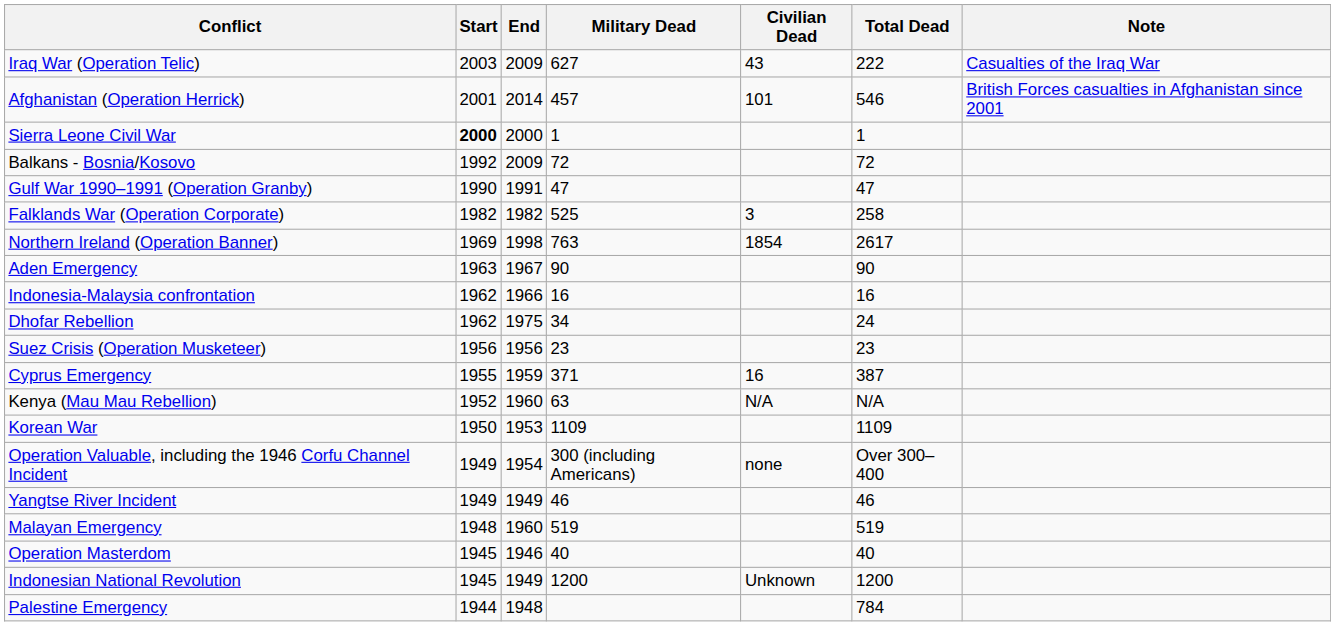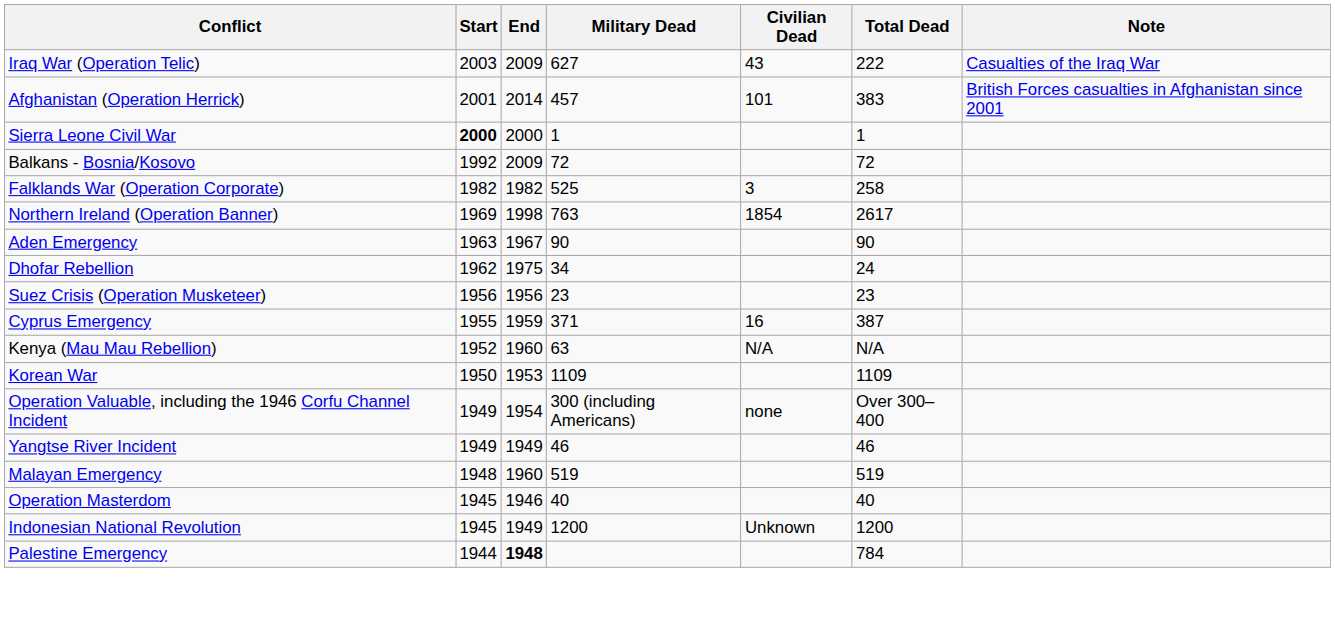(870, 99) 546 -> (870, 99) 383
- row: (160, 188)
- row: (132, 295)
(524, 607) normal -> (524, 554) bold
